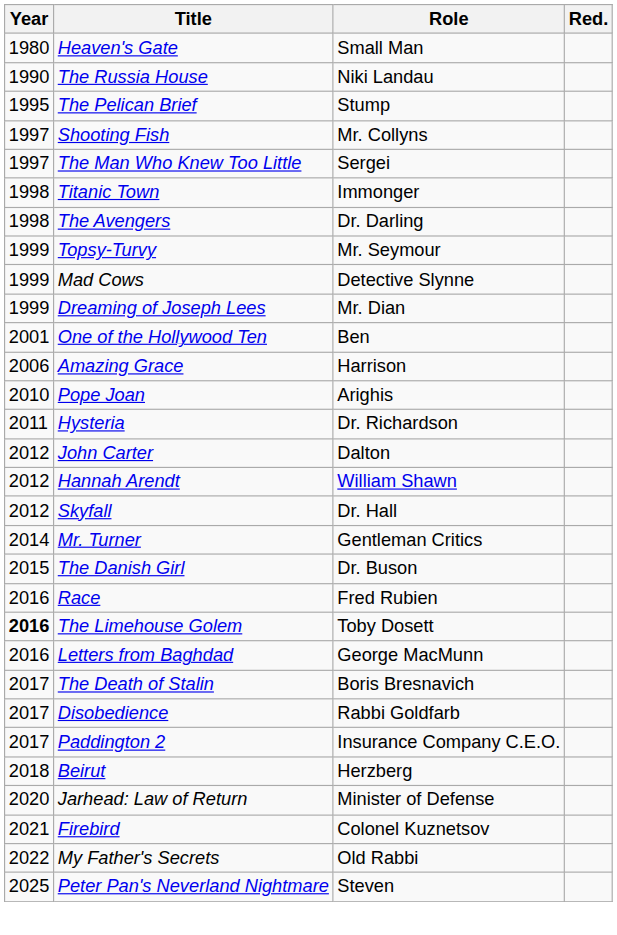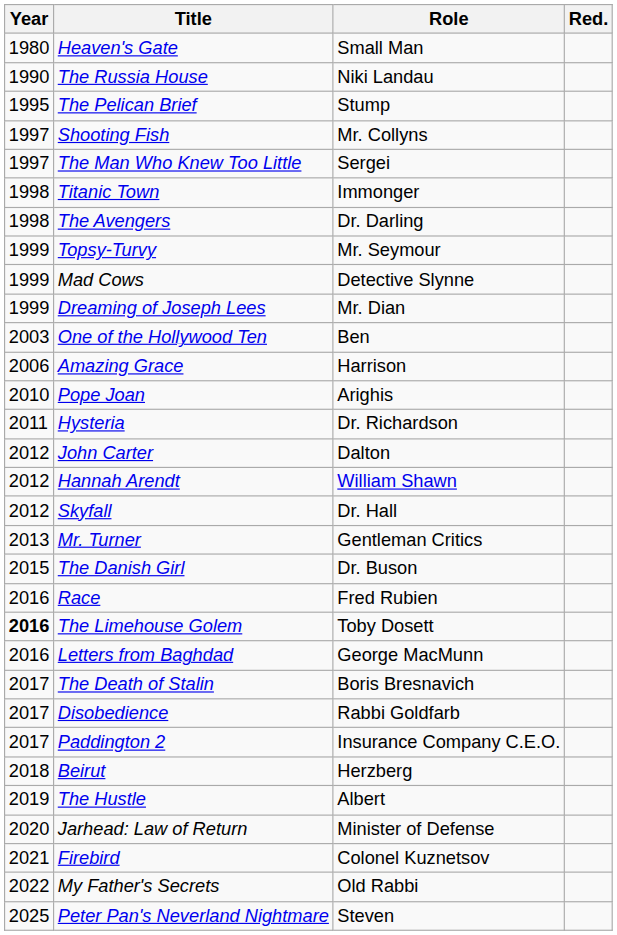(29, 337) 2001 -> (29, 337) 2003
(29, 539) 2014 -> (29, 539) 2013
+ row: (102, 800)
